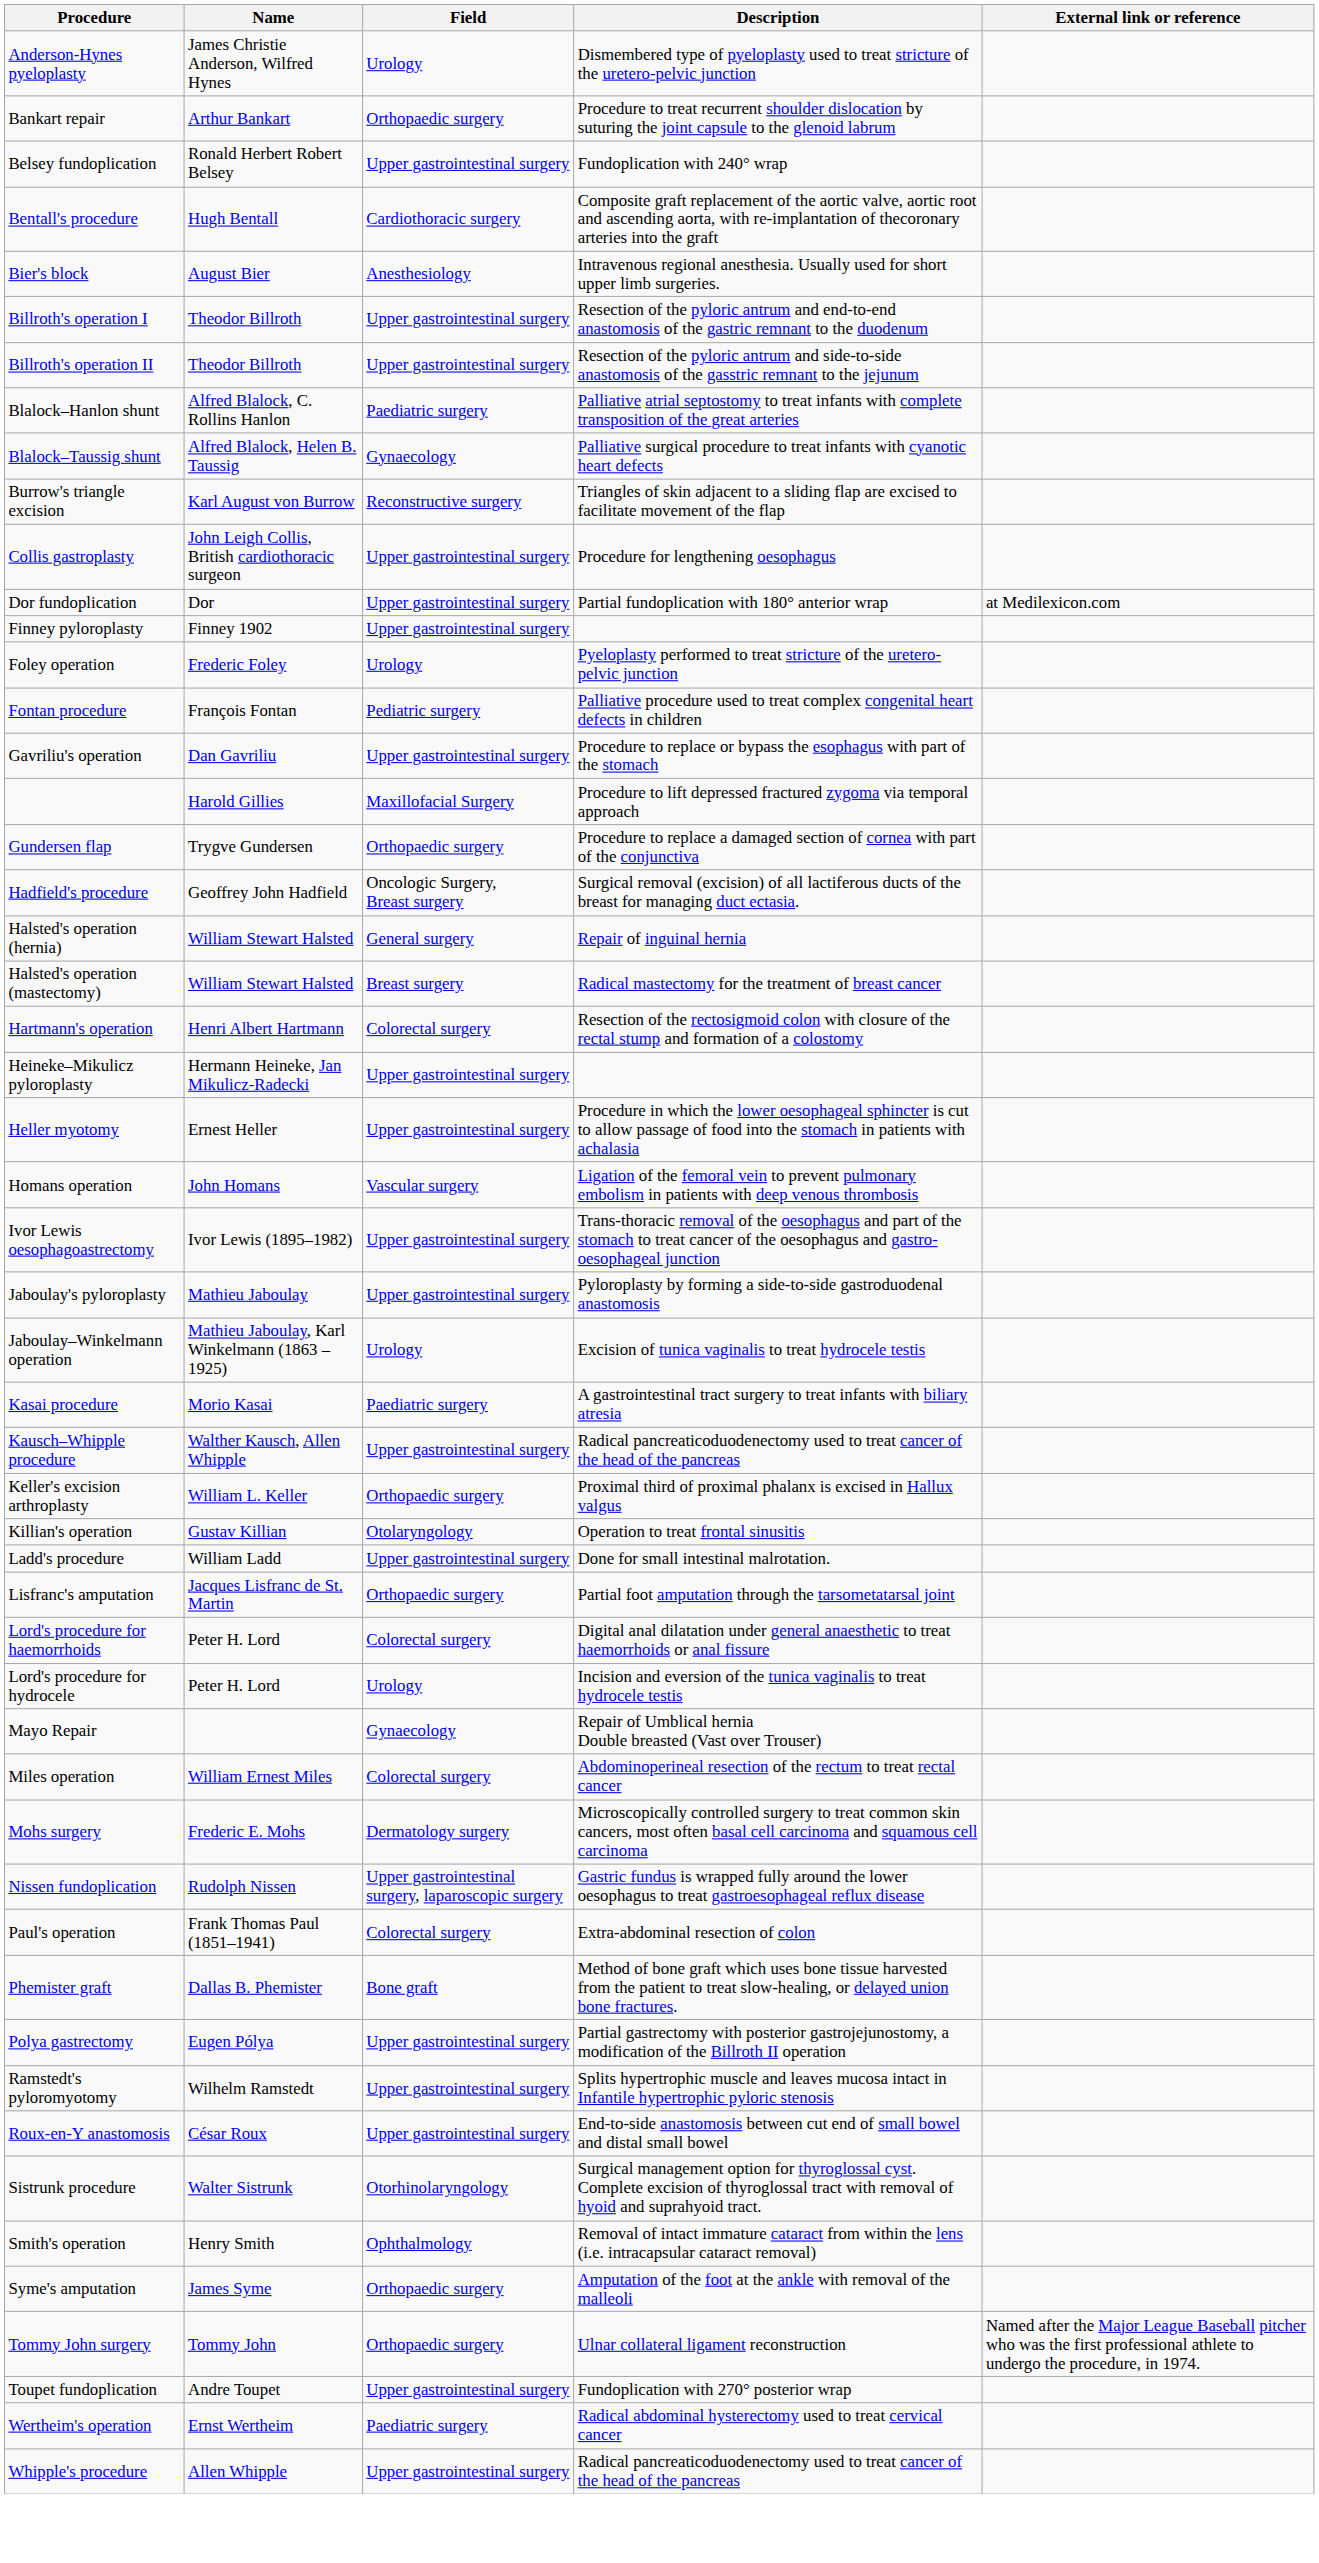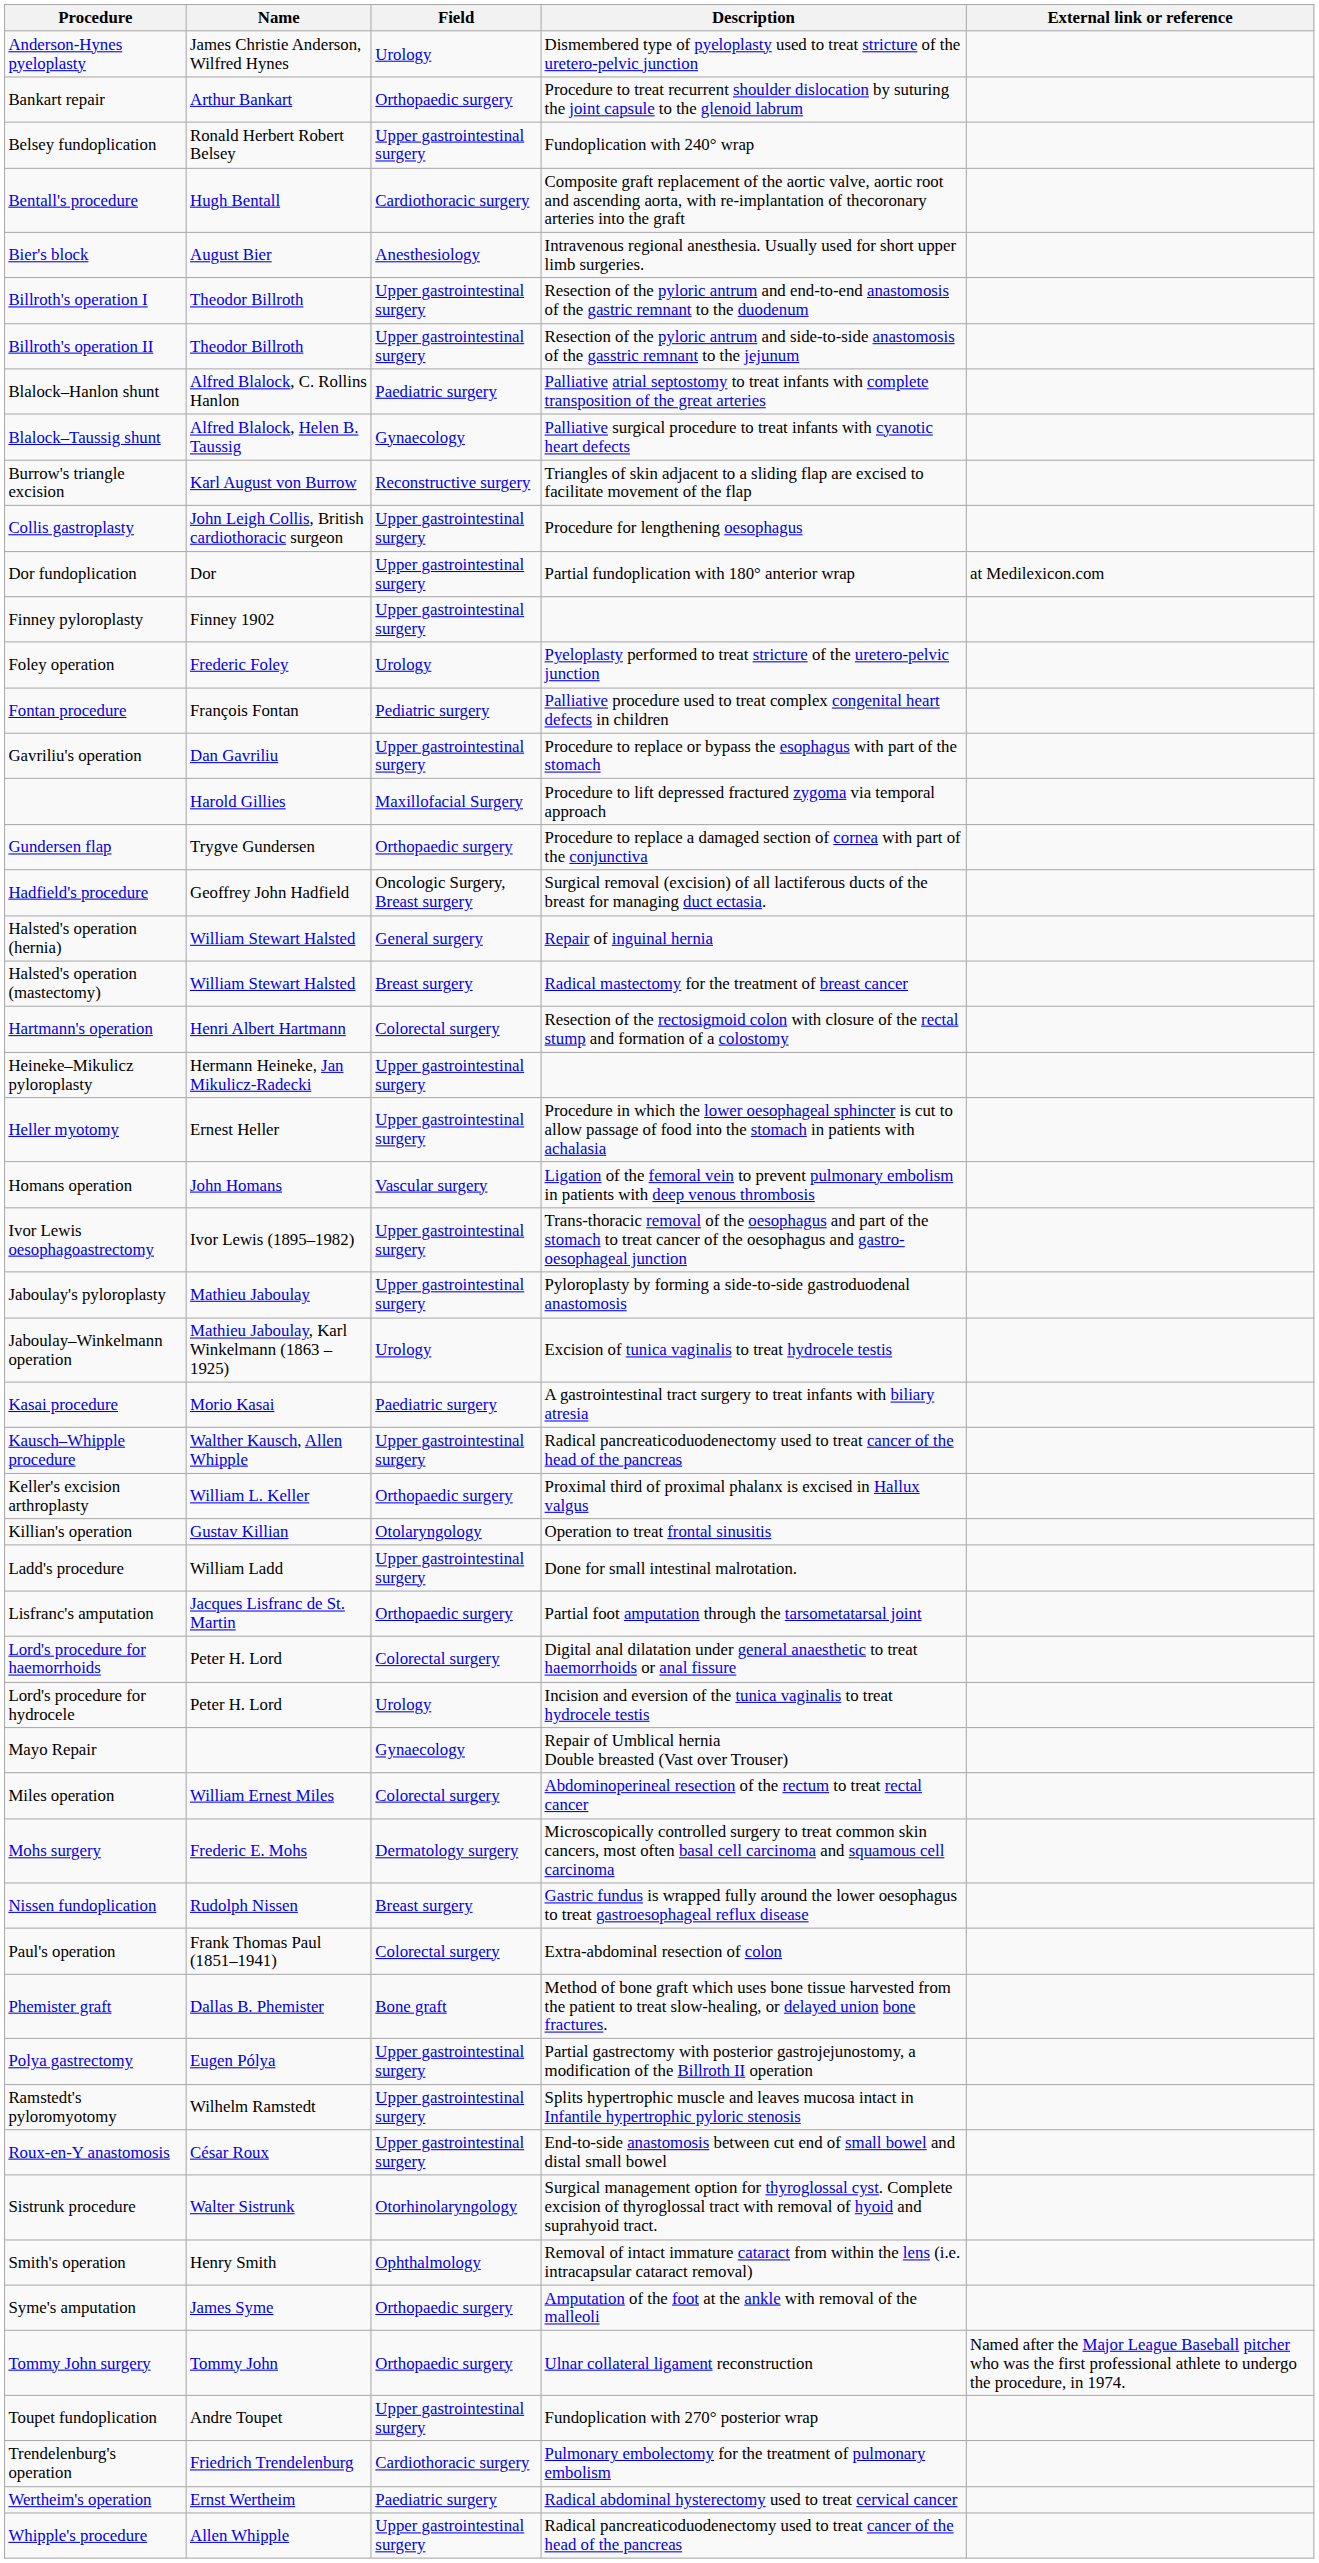(465, 1886) Upper gastrointestinal surgery, laparoscopic surgery -> (424, 1905) Breast surgery
+ row: (62, 2463)
